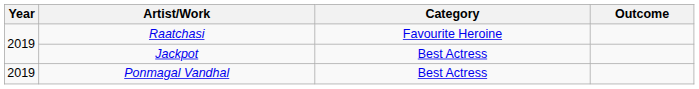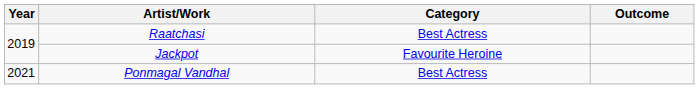(452, 34) Favourite Heroine -> (452, 34) Best Actress
(452, 53) Best Actress -> (452, 53) Favourite Heroine
(21, 73) 2019 -> (21, 73) 2021
